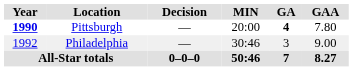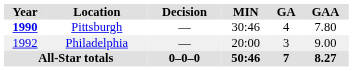(246, 27) 20:00 -> (246, 27) 30:46
(286, 27) bold -> (286, 27) normal
(246, 43) 30:46 -> (246, 43) 20:00
